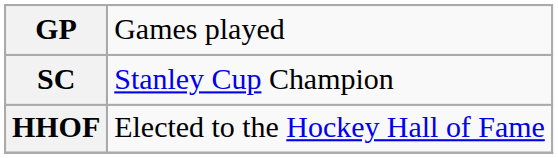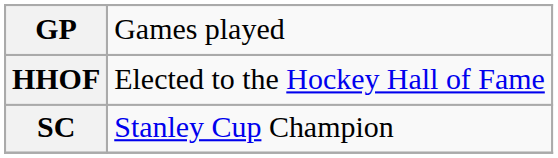rows swapped: (56, 128) <-> (56, 78)
